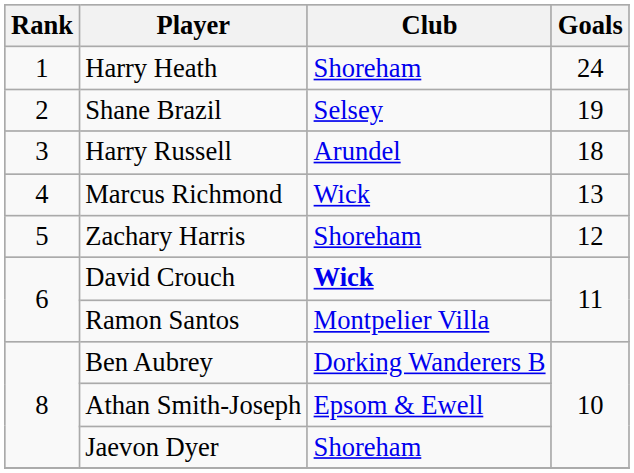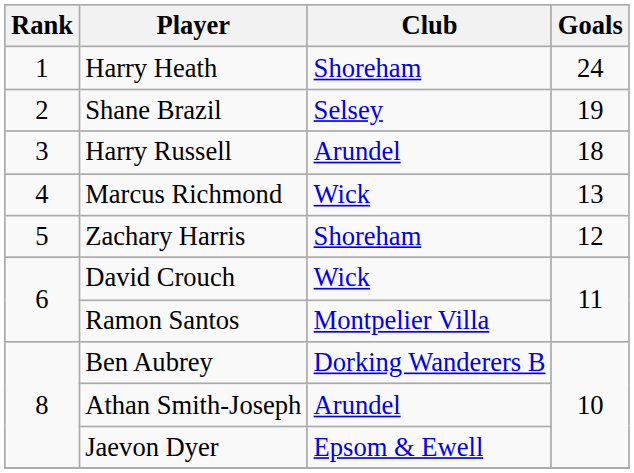(344, 278) bold -> (342, 278) normal
(398, 404) Epsom & Ewell -> (357, 404) Arundel
(367, 446) Shoreham -> (398, 446) Epsom & Ewell
